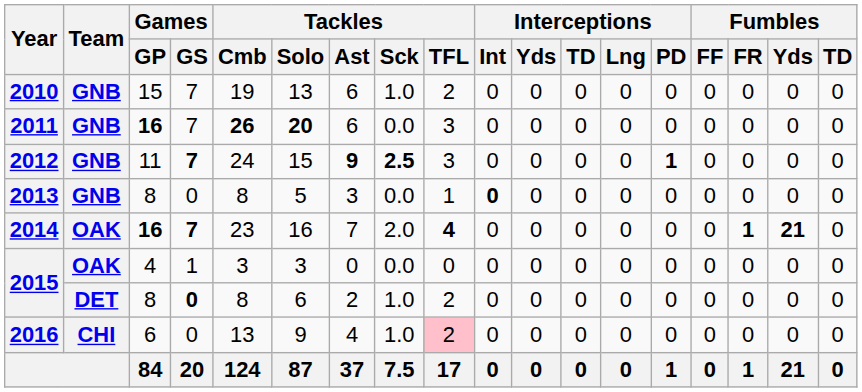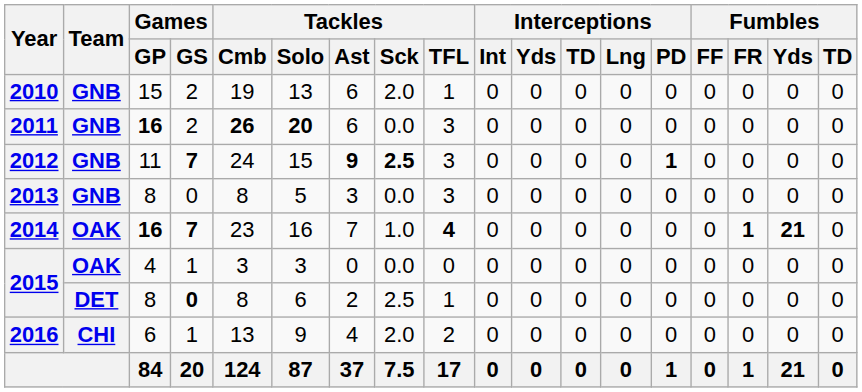(192, 91) 7 -> (192, 91) 2
(399, 91) 1.0 -> (399, 91) 2.0
(449, 91) 2 -> (449, 91) 1
(192, 126) 7 -> (192, 126) 2
(449, 195) 1 -> (449, 195) 3
(493, 195) bold -> (493, 195) normal
(399, 230) 2.0 -> (399, 230) 1.0
(399, 299) 1.0 -> (399, 299) 2.5
(449, 299) 2 -> (449, 299) 1
(192, 334) 0 -> (192, 334) 1
(399, 334) 1.0 -> (399, 334) 2.0
(449, 334) pink background -> (449, 334) no background
